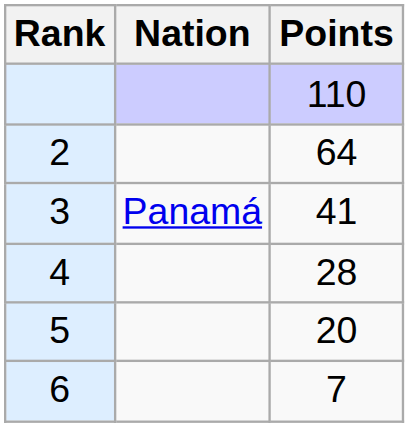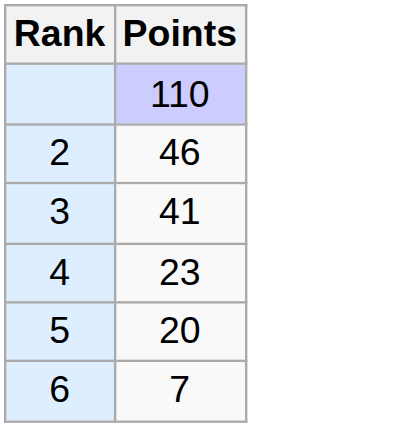- column: (192, 34)
(337, 152) 64 -> (180, 152) 46
(337, 271) 28 -> (180, 271) 23
